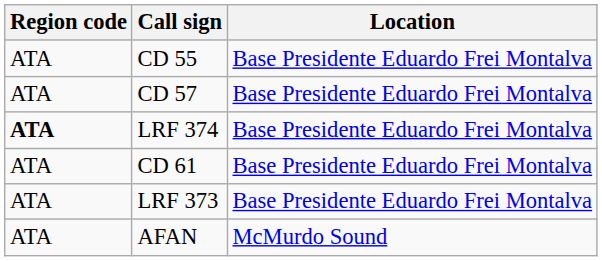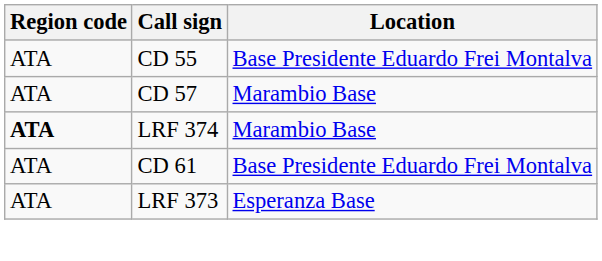(412, 93) Base Presidente Eduardo Frei Montalva -> (304, 93) Marambio Base
(412, 129) Base Presidente Eduardo Frei Montalva -> (304, 129) Marambio Base
(412, 201) Base Presidente Eduardo Frei Montalva -> (304, 201) Esperanza Base
- row: (167, 237)
